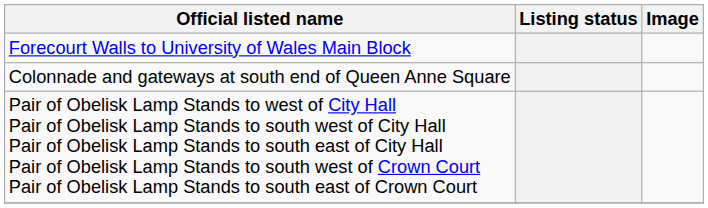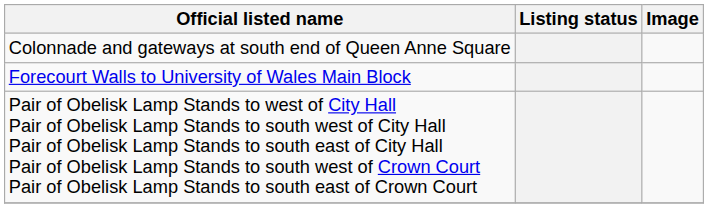rows swapped: (210, 47) <-> (260, 76)
